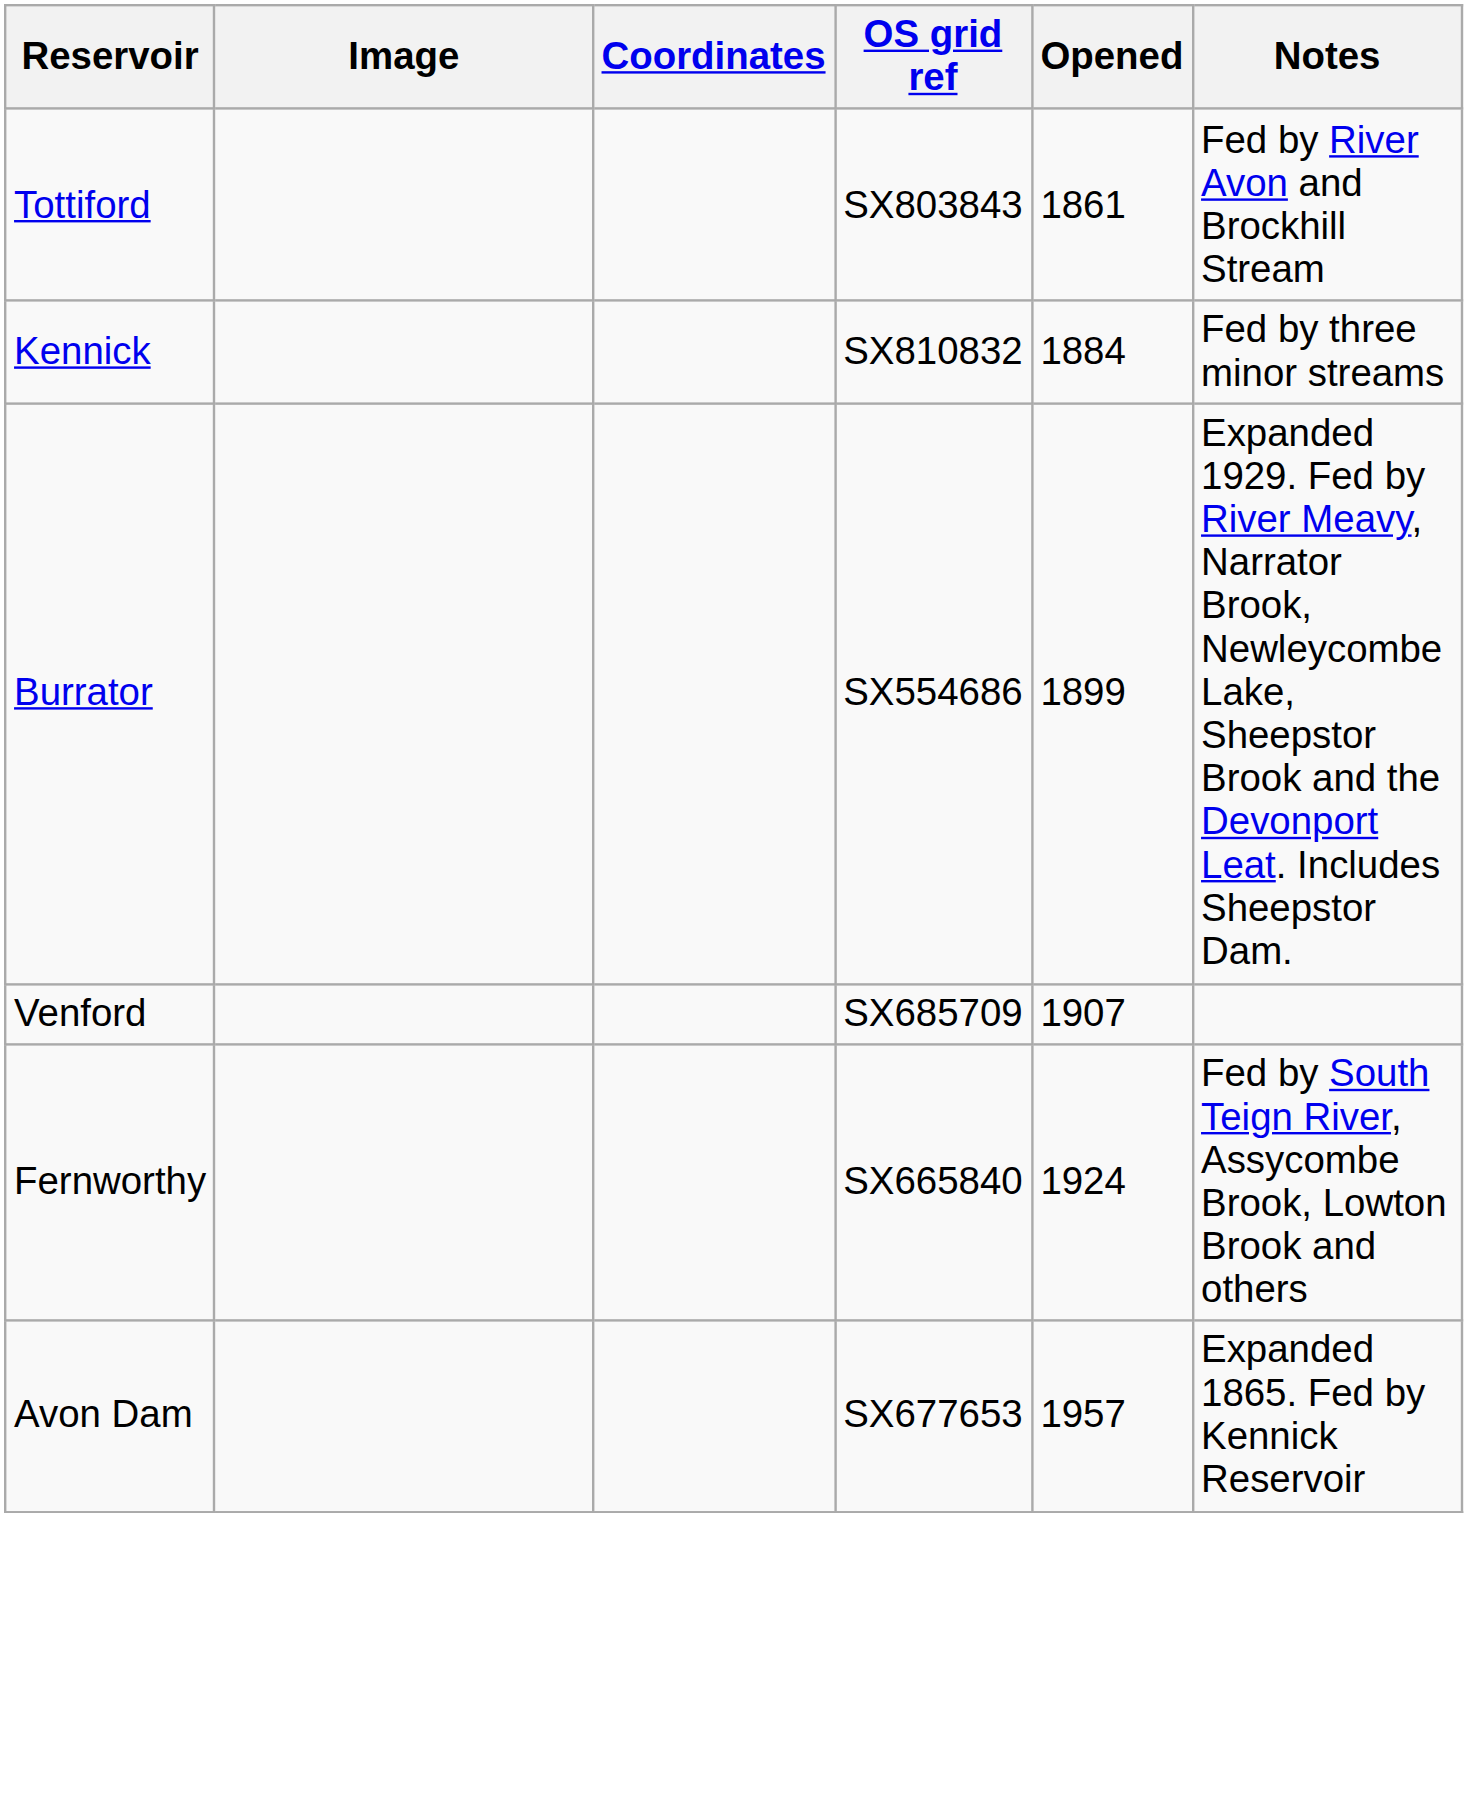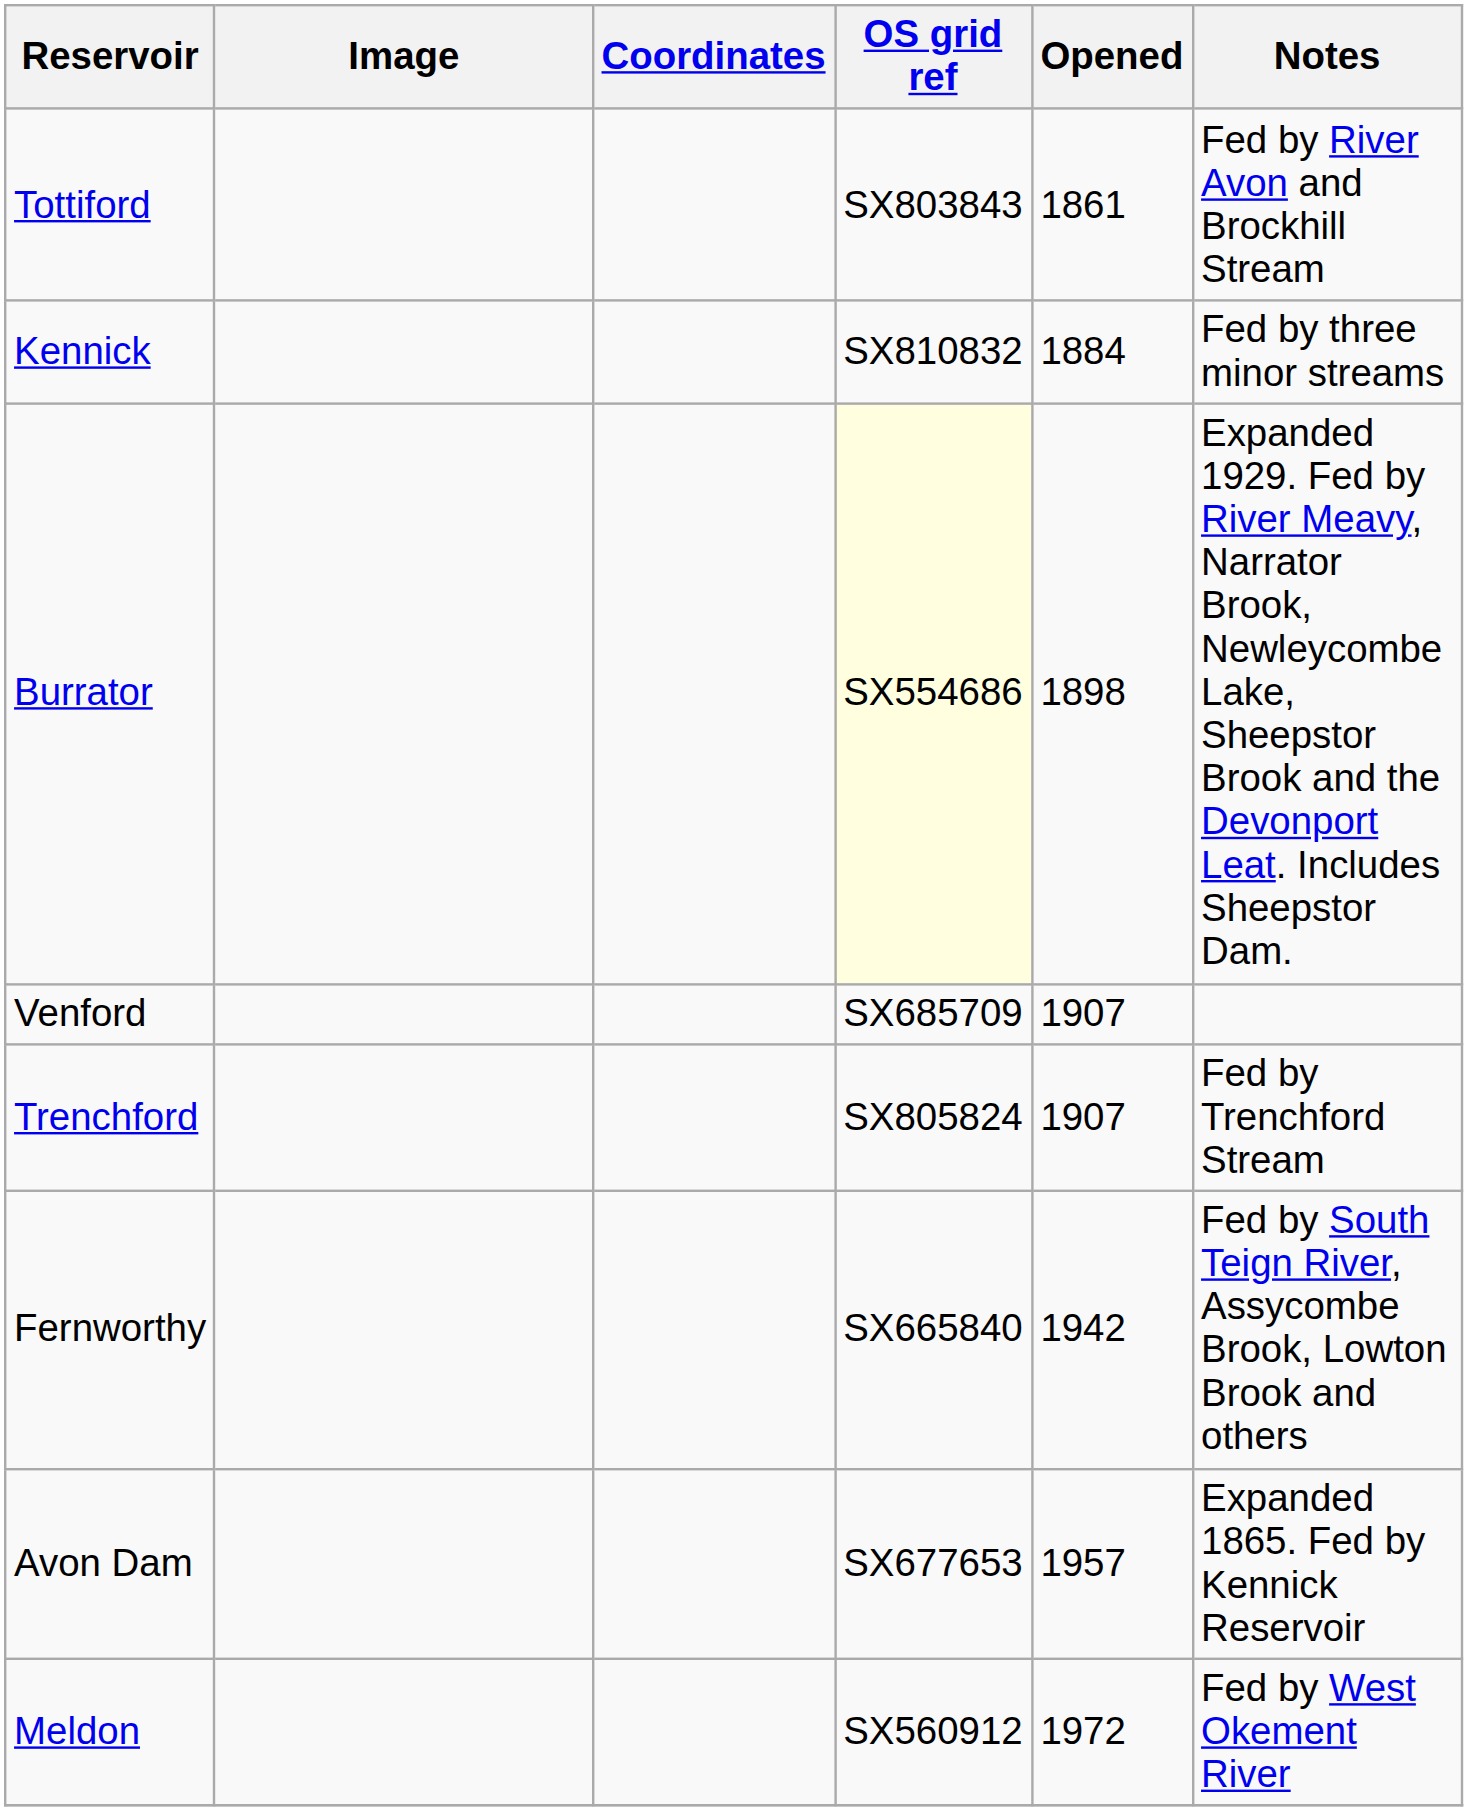(933, 692) no background -> (933, 692) lightyellow background
(1083, 692) 1899 -> (1083, 692) 1898
+ row: (106, 1117)
(1083, 1181) 1924 -> (1083, 1329) 1942
+ row: (77, 1731)
